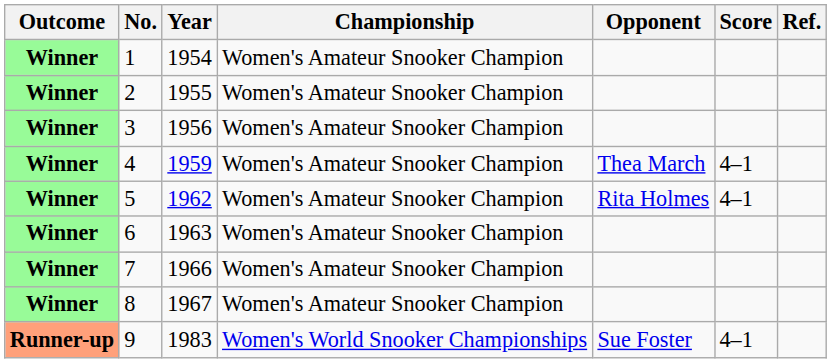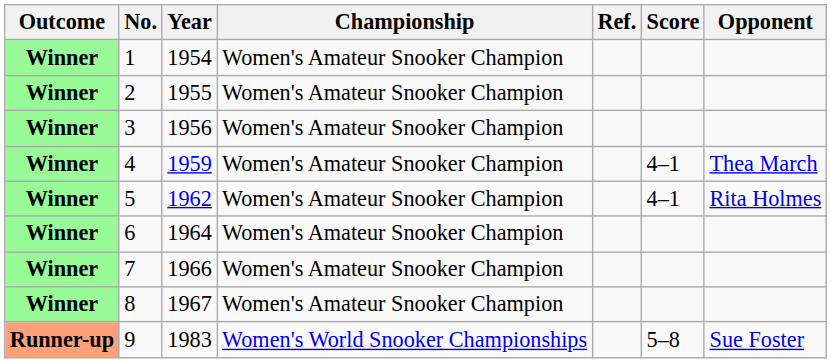columns swapped: (653, 22) <-> (802, 22)
(190, 233) 1963 -> (190, 233) 1964
(736, 339) 4–1 -> (663, 339) 5–8
